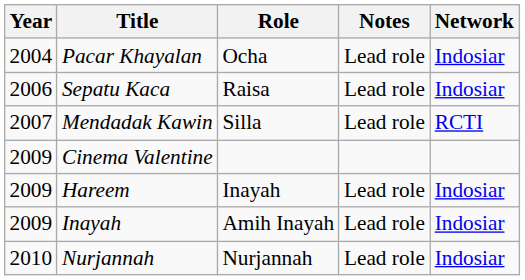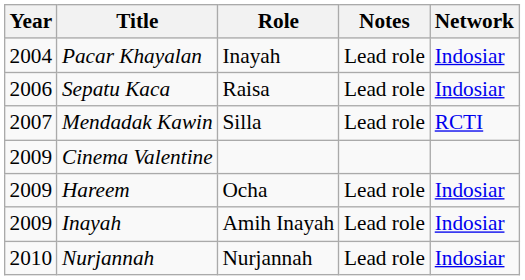(245, 55) Ocha -> (251, 55) Inayah
(251, 190) Inayah -> (245, 190) Ocha
